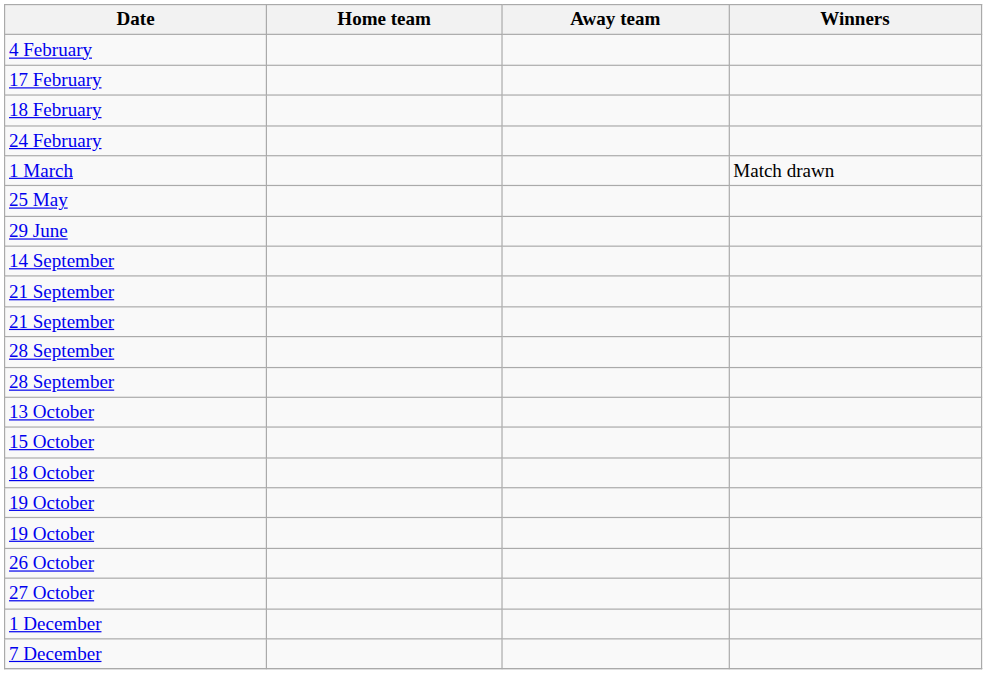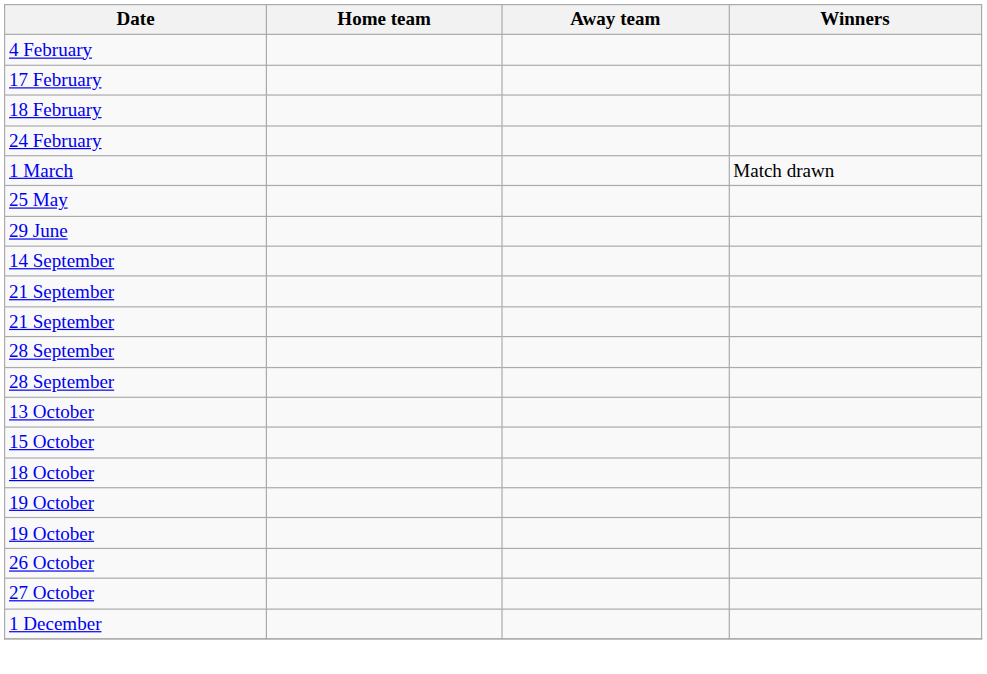- row: (55, 653)
